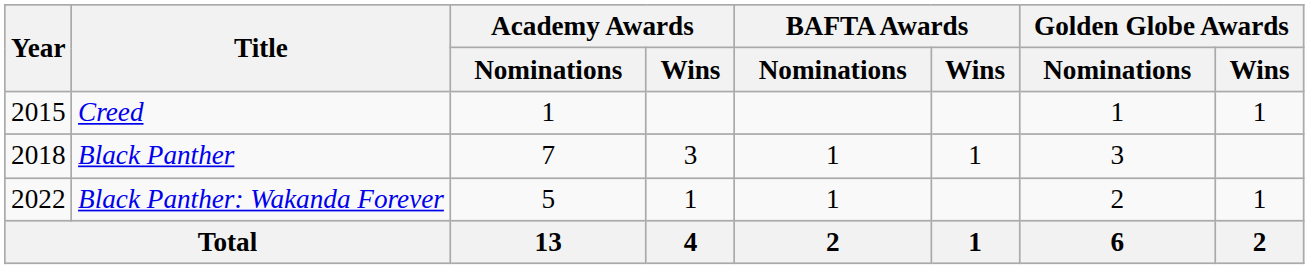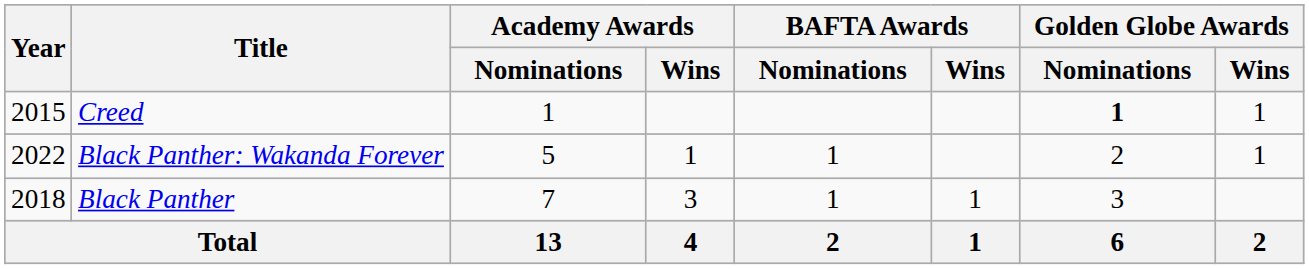(1117, 112) normal -> (1117, 112) bold
rows swapped: (156, 155) <-> (261, 198)
